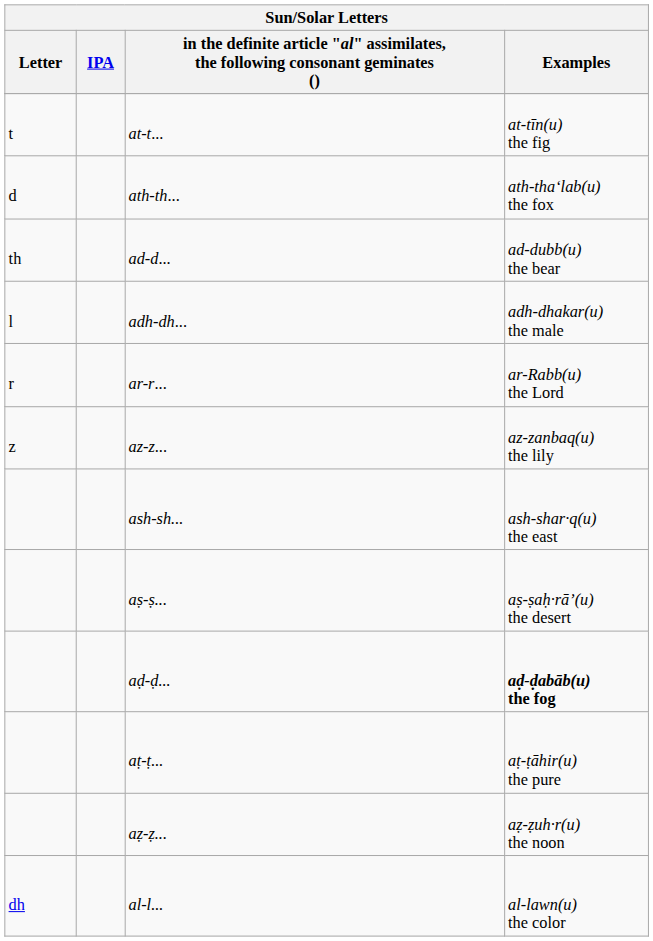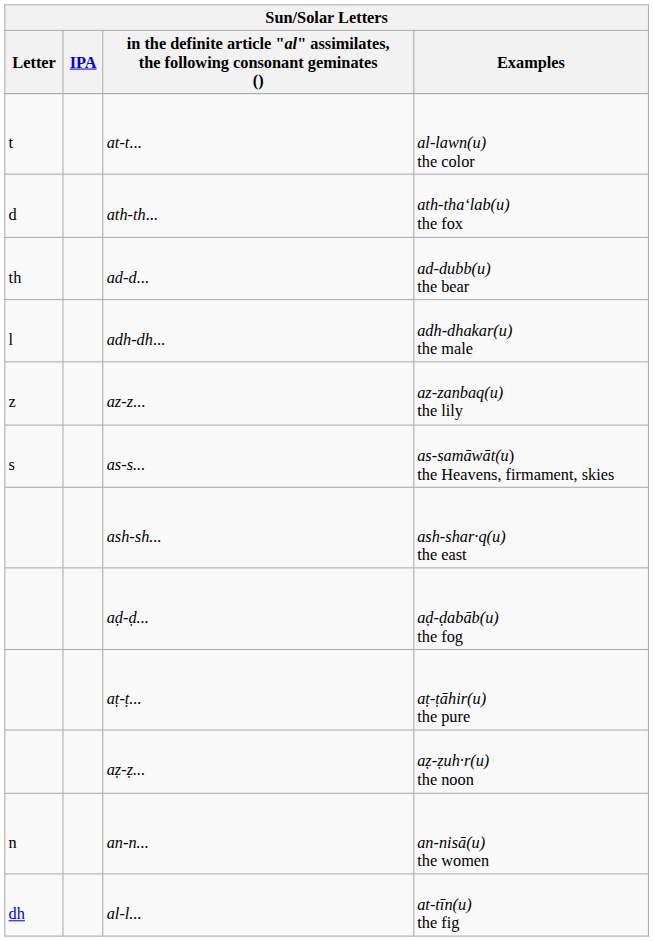(535, 133) at-tīn(u) the fig -> (452, 152) al-lawn(u) the color
- row: (148, 384)
+ row: (126, 465)
- row: (148, 599)
(549, 689) bold -> (458, 627) normal
+ row: (128, 842)
(542, 914) al-lawn(u) the color -> (444, 914) at-tīn(u) the fig
